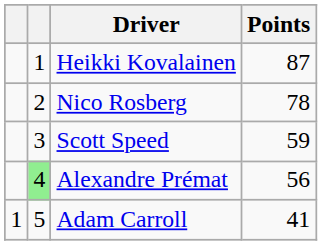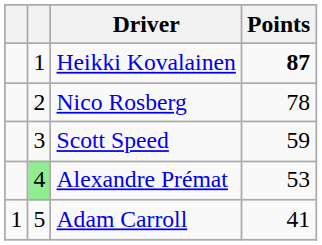(298, 62) normal -> (298, 62) bold
(298, 179) 56 -> (298, 179) 53
